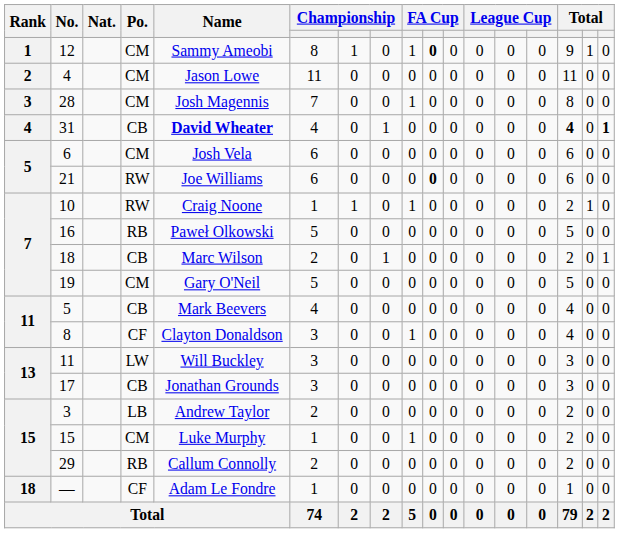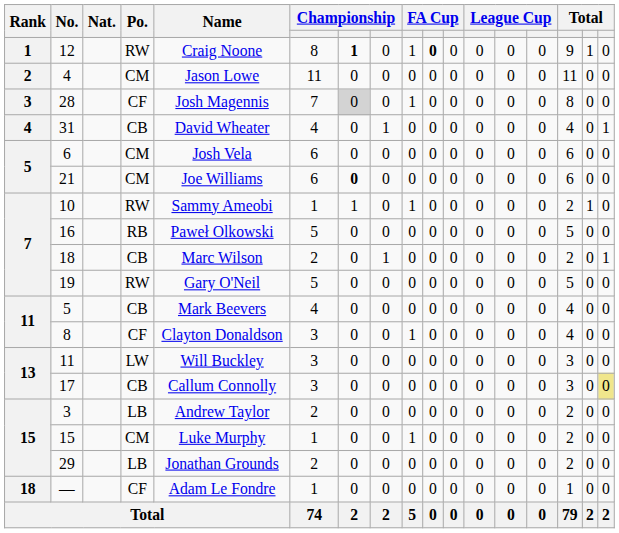(137, 50) CM -> (137, 50) RW
(222, 50) Sammy Ameobi -> (222, 50) Craig Noone
(354, 50) normal -> (354, 50) bold
(137, 102) CM -> (137, 102) CF
(354, 102) no background -> (354, 102) lightgrey background
(222, 128) bold -> (222, 128) normal
(570, 128) bold -> (570, 128) normal
(606, 128) bold -> (606, 128) normal
(137, 179) RW -> (137, 179) CM
(354, 179) normal -> (354, 179) bold
(433, 179) bold -> (433, 179) normal
(222, 205) Craig Noone -> (222, 205) Sammy Ameobi
(137, 283) CM -> (137, 283) RW
(222, 386) Jonathan Grounds -> (222, 386) Callum Connolly
(606, 386) no background -> (606, 386) khaki background
(137, 463) RB -> (137, 463) LB
(222, 463) Callum Connolly -> (222, 463) Jonathan Grounds
